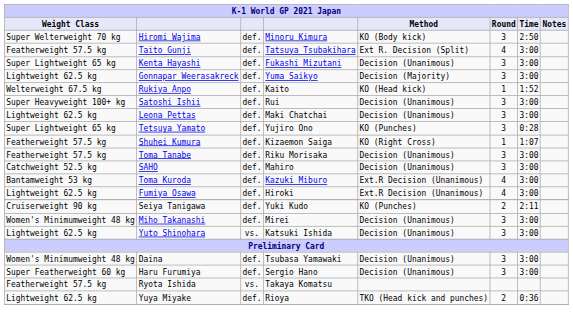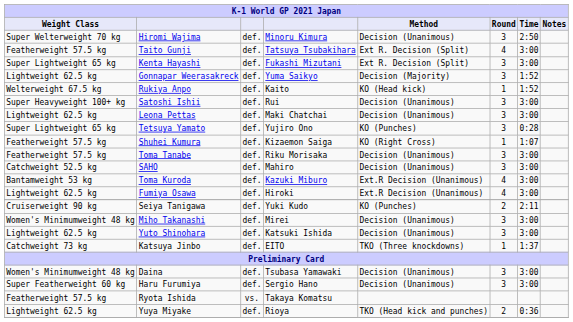(393, 37) KO (Body kick) -> (407, 37) Decision (Unanimous)
(407, 63) Decision (Unanimous) -> (414, 63) Ext R. Decision (Split)
(529, 76) 3:00 -> (529, 76) 1:52
(252, 233) vs. -> (252, 233) def.
+ row: (170, 246)
